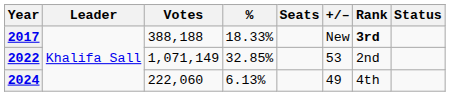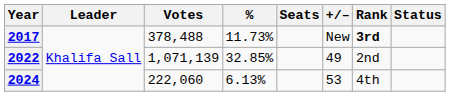(175, 37) 388,188 -> (175, 37) 378,488
(249, 37) 18.33% -> (249, 37) 11.73%
(183, 59) 1,071,149 -> (183, 59) 1,071,139
(334, 59) 53 -> (334, 59) 49
(334, 80) 49 -> (334, 80) 53
